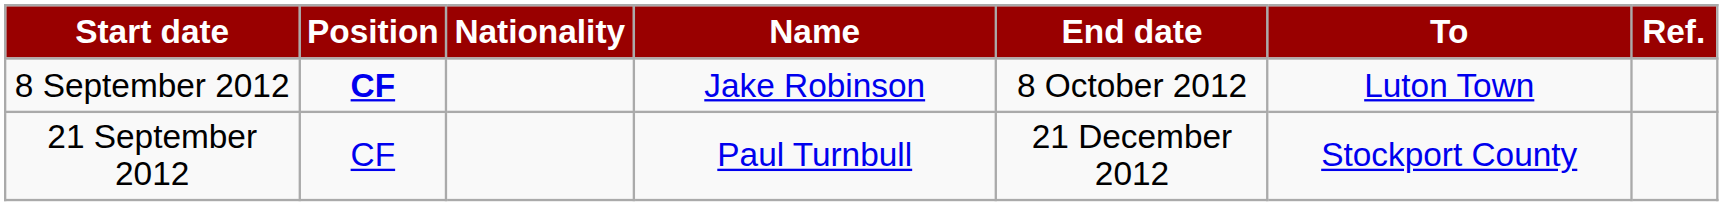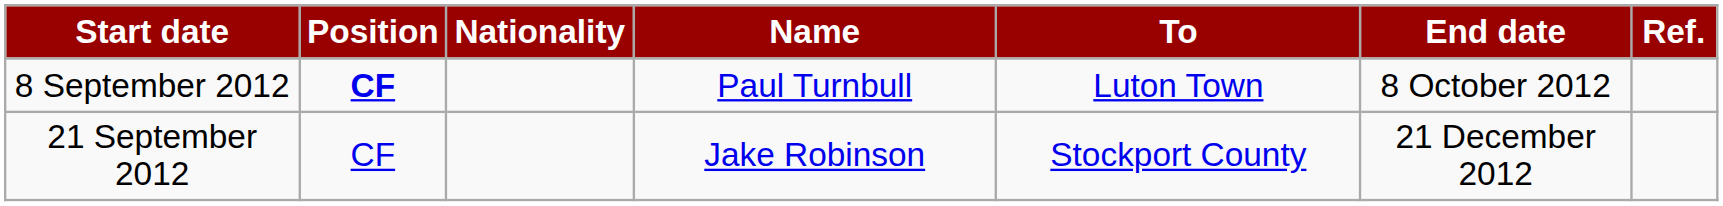columns swapped: (1449, 32) <-> (1132, 32)
(815, 85) Jake Robinson -> (815, 85) Paul Turnbull
(815, 156) Paul Turnbull -> (815, 156) Jake Robinson
